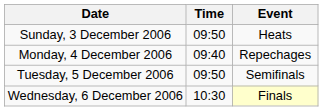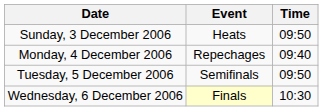columns swapped: (209, 14) <-> (275, 14)
